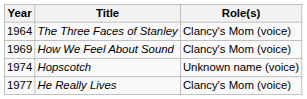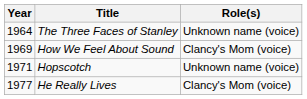(237, 31) Clancy's Mom (voice) -> (241, 31) Unknown name (voice)
(20, 67) 1974 -> (20, 67) 1971
